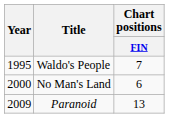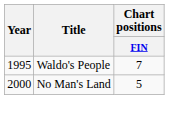(139, 84) 6 -> (139, 84) 5
- row: (74, 103)
